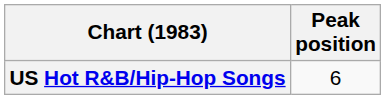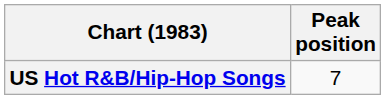(336, 77) 6 -> (336, 77) 7
